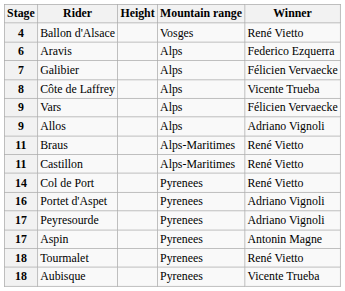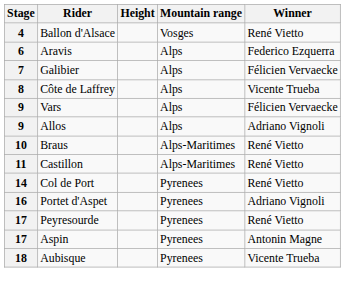(21, 145) 11 -> (21, 145) 10
(286, 220) Adriano Vignoli -> (275, 220) René Vietto
- row: (64, 257)
